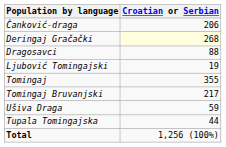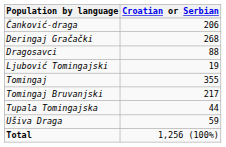(211, 39) lightyellow background -> (211, 39) no background
rows swapped: (52, 121) <-> (34, 108)
